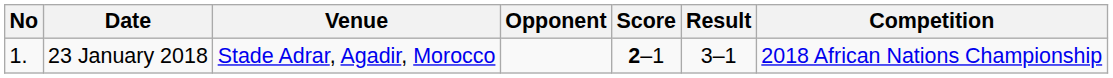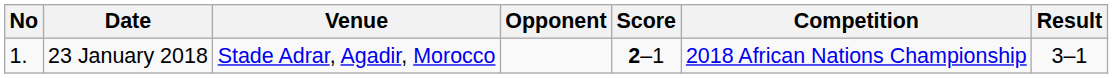columns swapped: (719, 21) <-> (932, 21)
